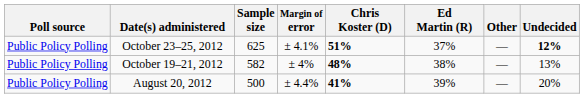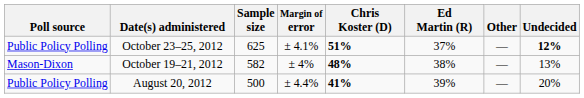(57, 64) Public Policy Polling -> (40, 64) Mason-Dixon
